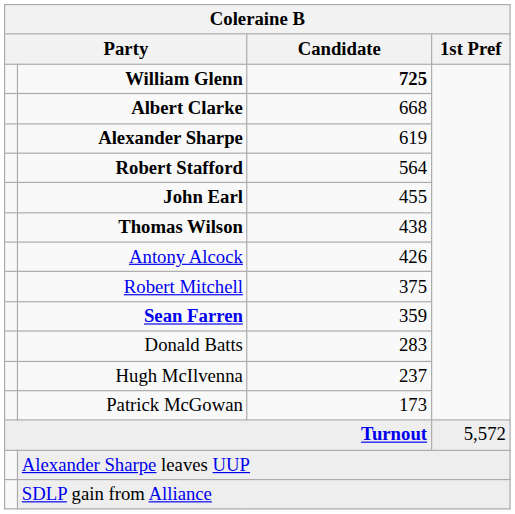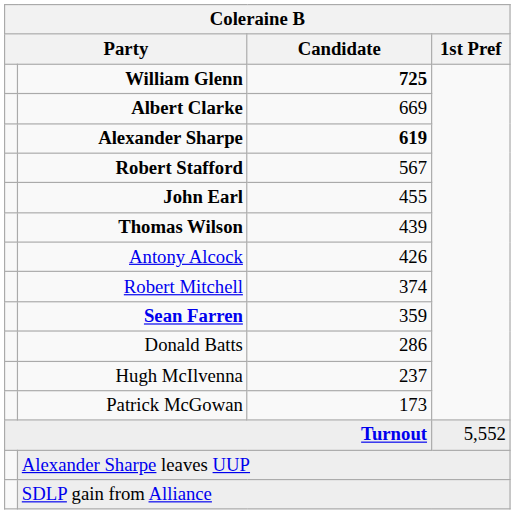(413, 108) 668 -> (413, 108) 669
(413, 138) normal -> (413, 138) bold
(413, 167) 564 -> (413, 167) 567
(413, 227) 438 -> (413, 227) 439
(413, 286) 375 -> (413, 286) 374
(413, 345) 283 -> (413, 345) 286
(485, 434) 5,572 -> (485, 434) 5,552
